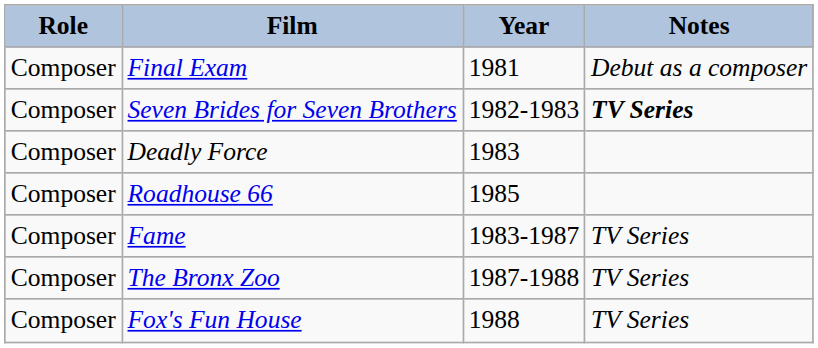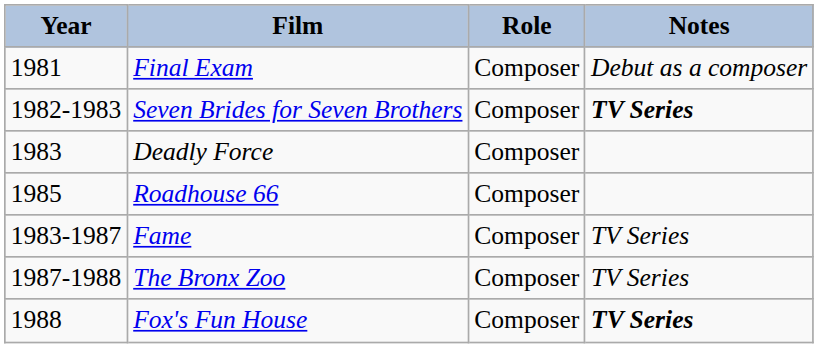columns swapped: (524, 25) <-> (63, 25)
(640, 320) normal -> (642, 320) bold
